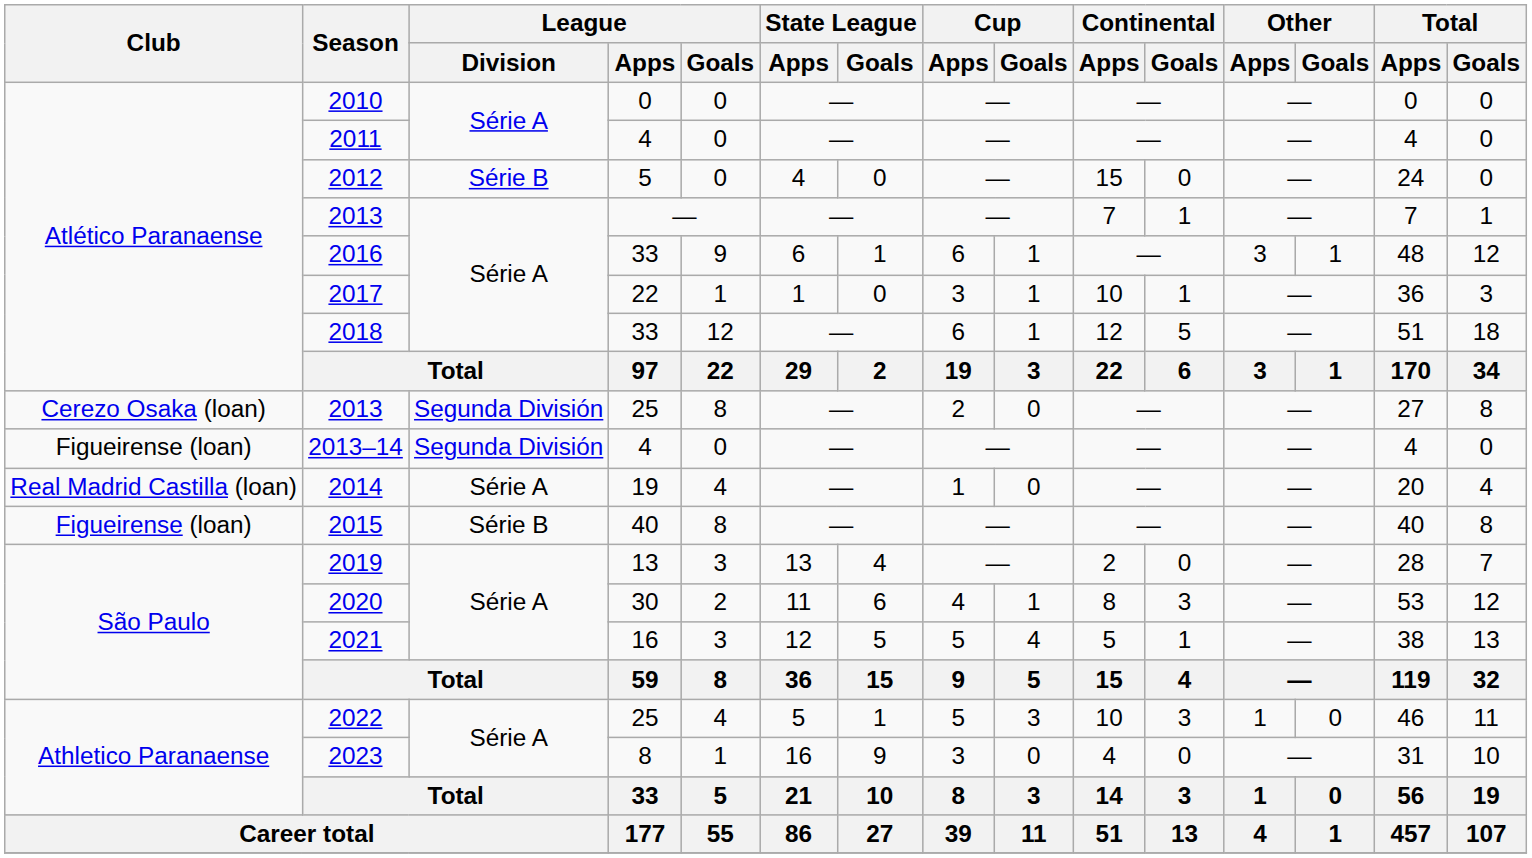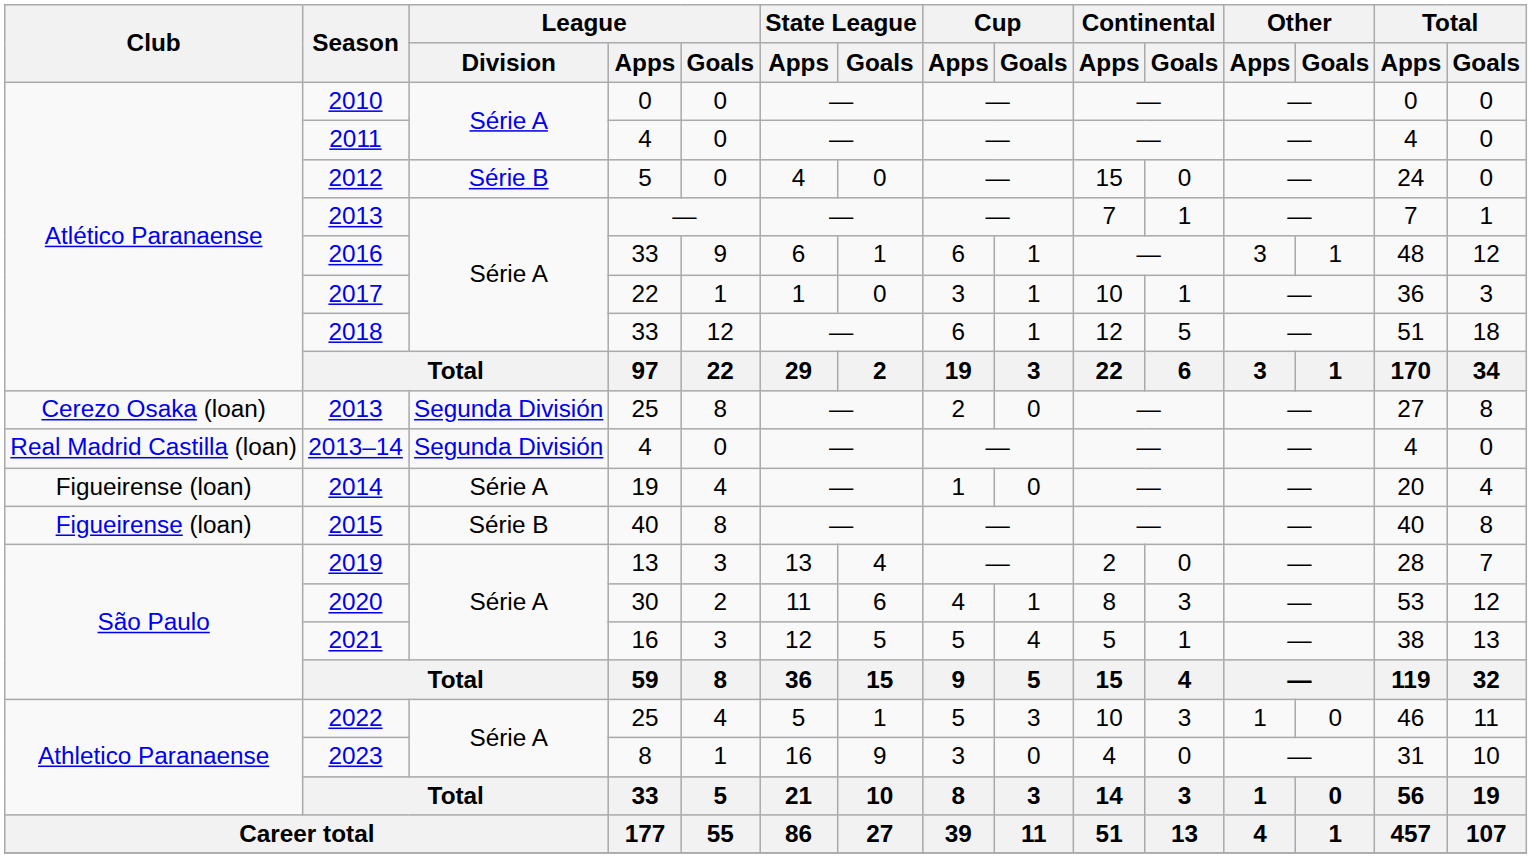(154, 448) Figueirense (loan) -> (154, 448) Real Madrid Castilla (loan)
(154, 486) Real Madrid Castilla (loan) -> (154, 486) Figueirense (loan)
